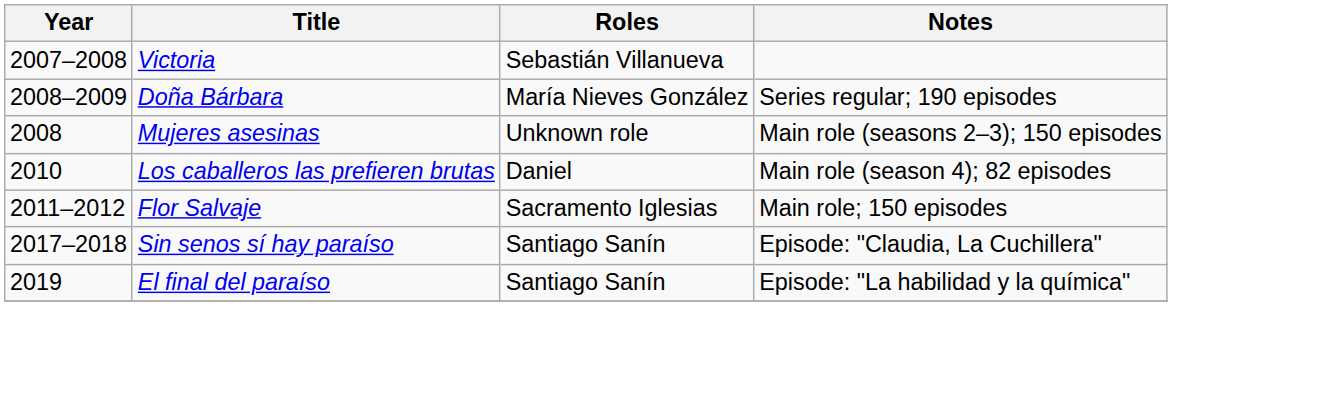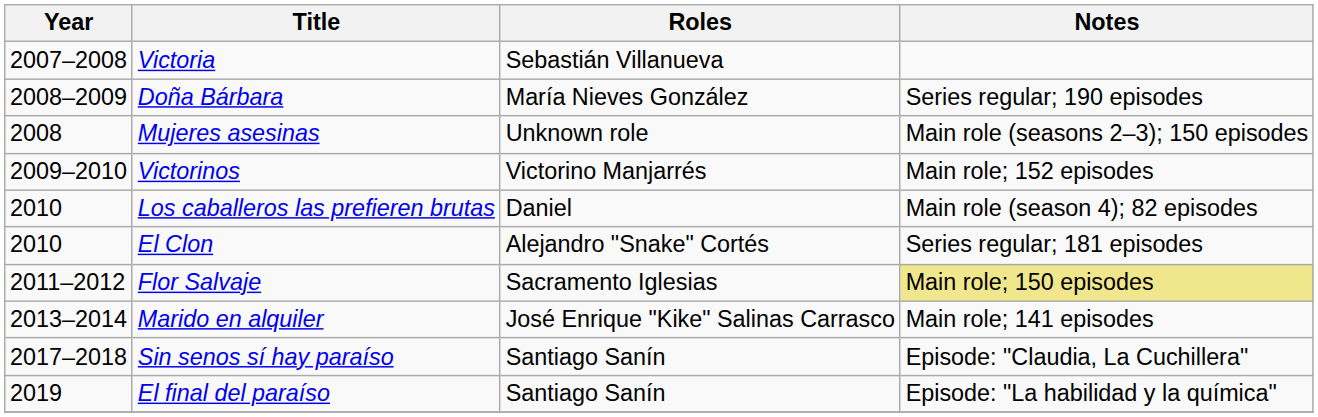+ row: (189, 171)
+ row: (175, 245)
(883, 208) no background -> (1030, 282) khaki background
+ row: (231, 319)
